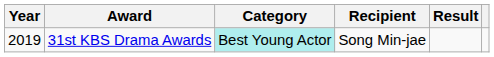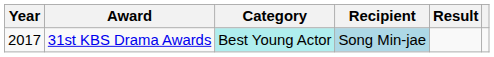(24, 39) 2019 -> (24, 39) 2017
(382, 39) no background -> (382, 39) lightblue background
